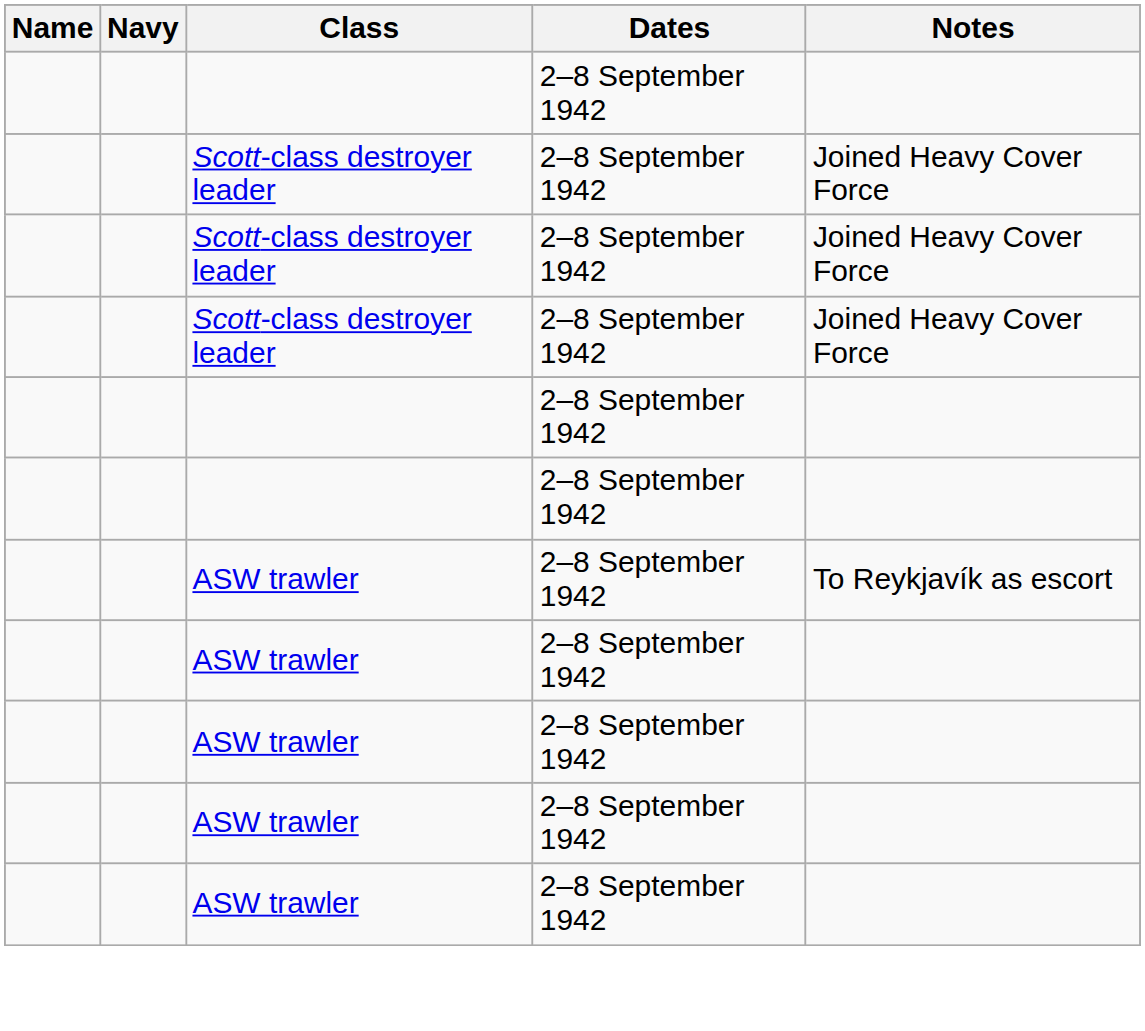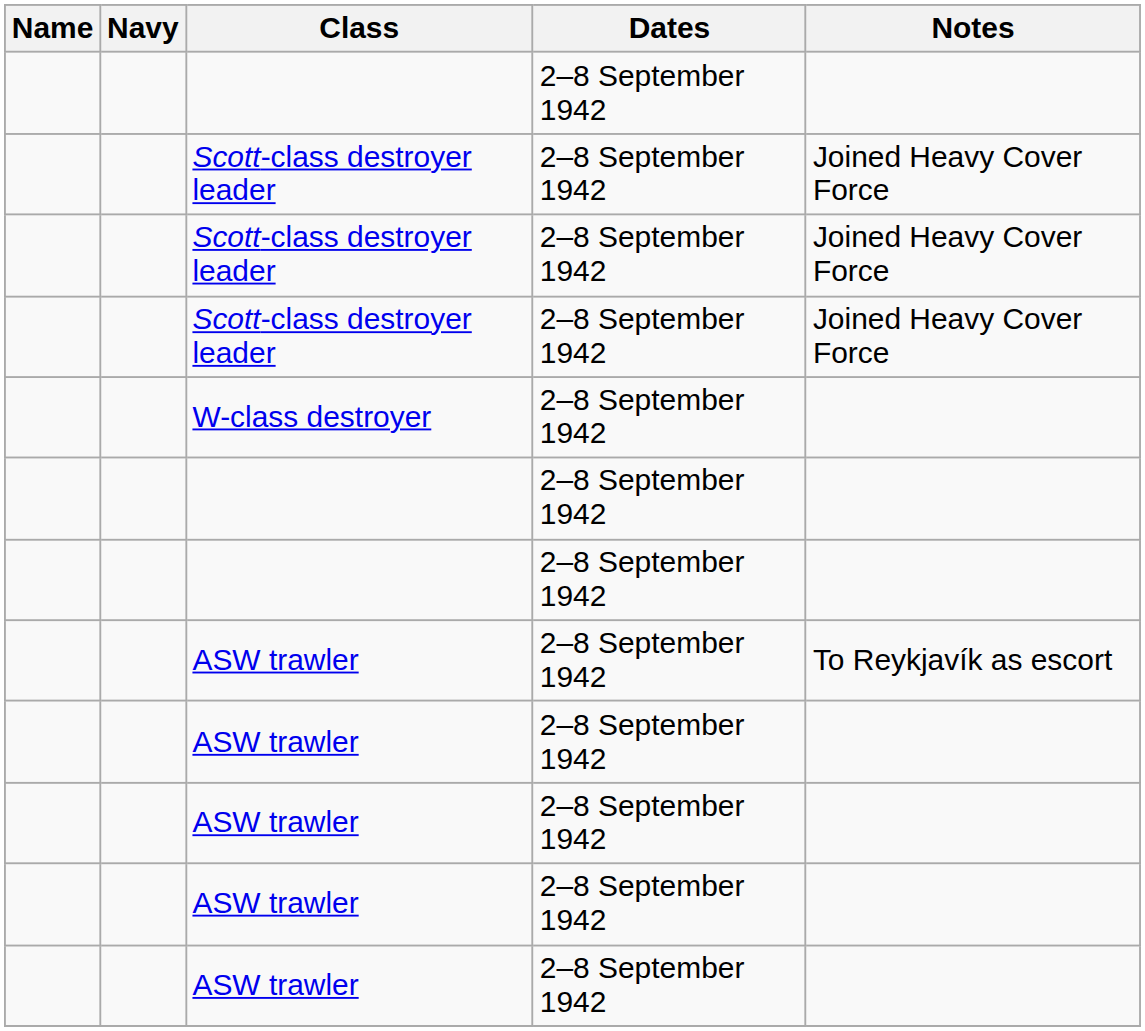+ row: (53, 417)
